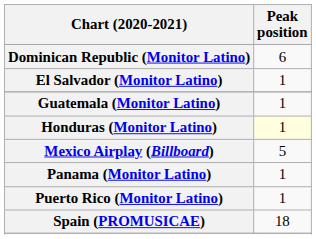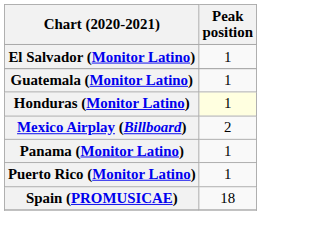- row: (129, 56)
(282, 151) 5 -> (228, 127) 2
